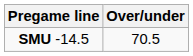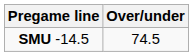(146, 39) 70.5 -> (146, 39) 74.5
